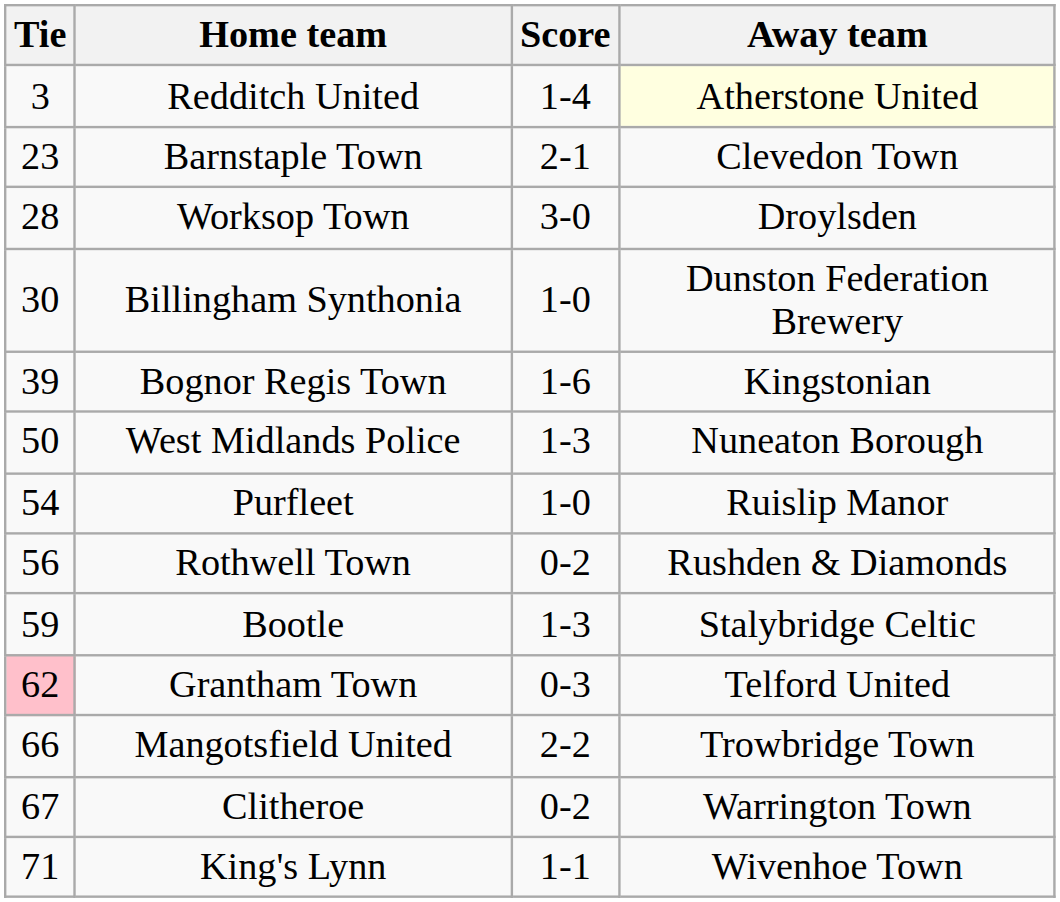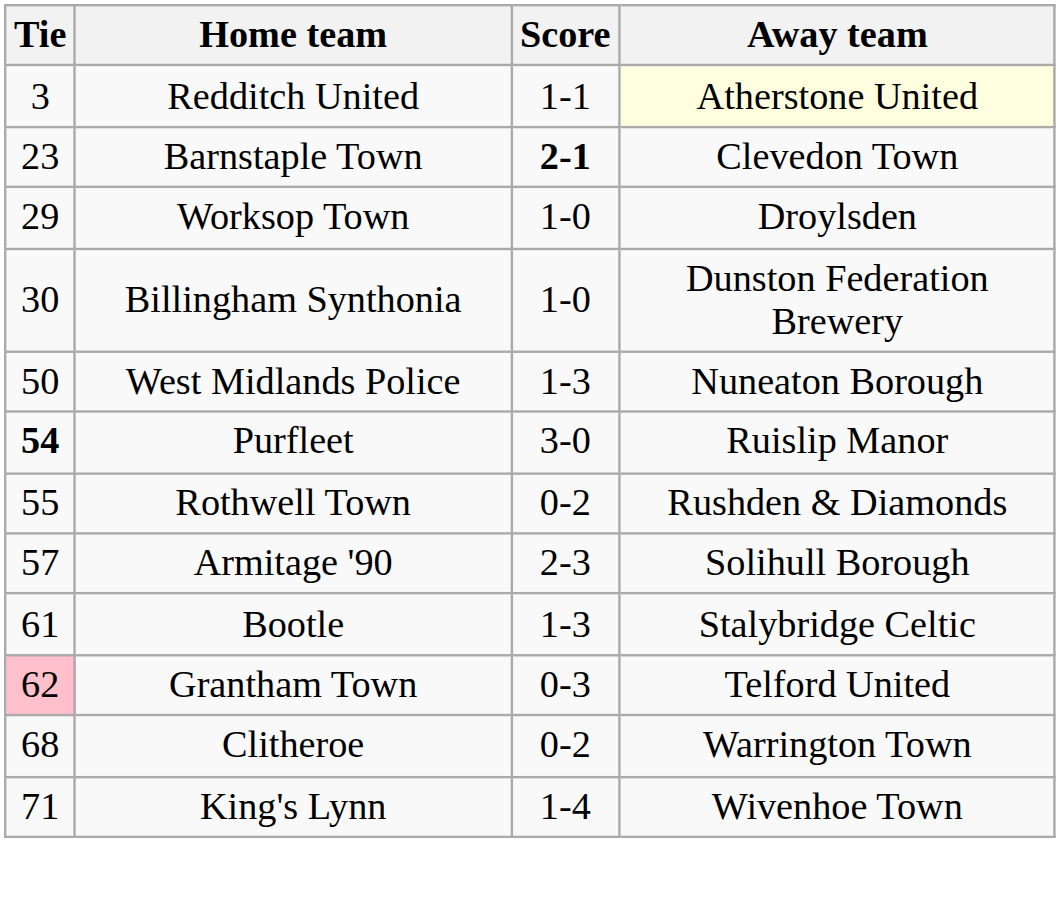(565, 95) 1-4 -> (565, 95) 1-1
(565, 156) normal -> (565, 156) bold
(40, 216) 28 -> (40, 216) 29
(565, 216) 3-0 -> (565, 216) 1-0
- row: (293, 381)
(40, 502) normal -> (40, 441) bold
(565, 502) 1-0 -> (565, 441) 3-0
(40, 563) 56 -> (40, 502) 55
+ row: (293, 563)
(40, 623) 59 -> (40, 623) 61
- row: (293, 744)
(40, 805) 67 -> (40, 744) 68
(565, 866) 1-1 -> (565, 805) 1-4
